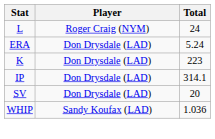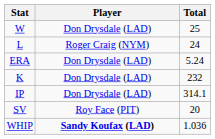+ row: (20, 28)
(195, 61) 223 -> (195, 77) 232
(107, 93) Don Drysdale (LAD) -> (107, 110) Roy Face (PIT)
(107, 110) normal -> (107, 126) bold
